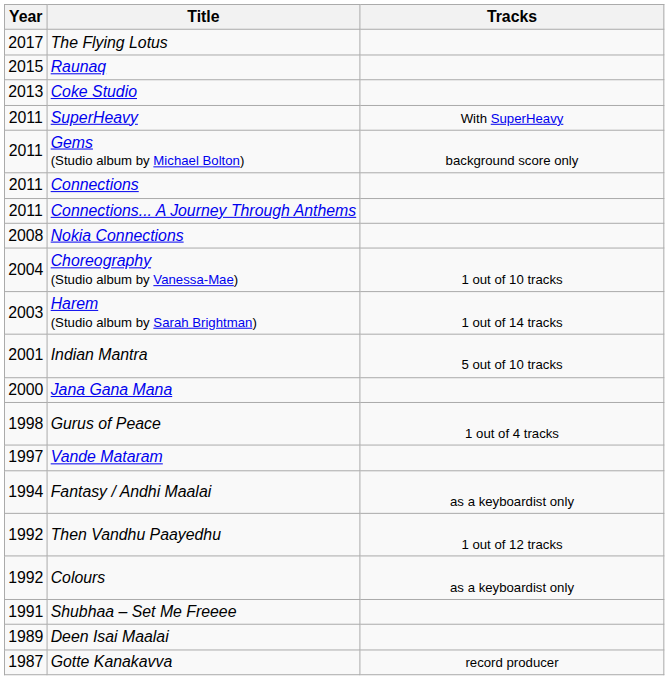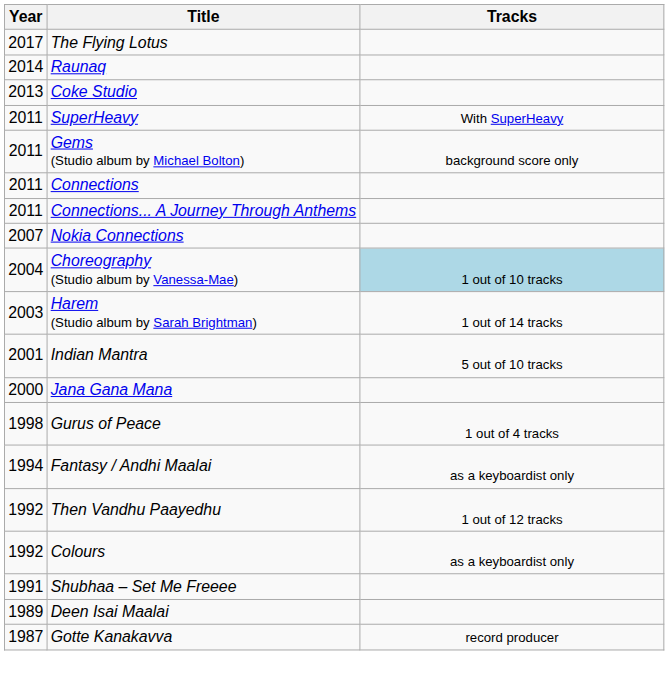(26, 67) 2015 -> (26, 67) 2014
(26, 235) 2008 -> (26, 235) 2007
(512, 279) no background -> (512, 279) lightblue background
- row: (107, 457)
